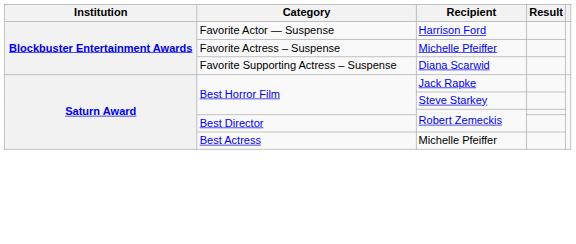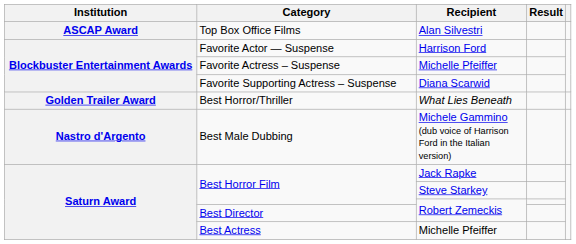+ row: (250, 30)
+ row: (246, 100)
+ row: (246, 136)
